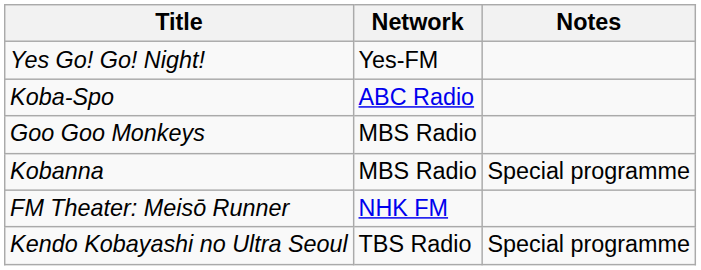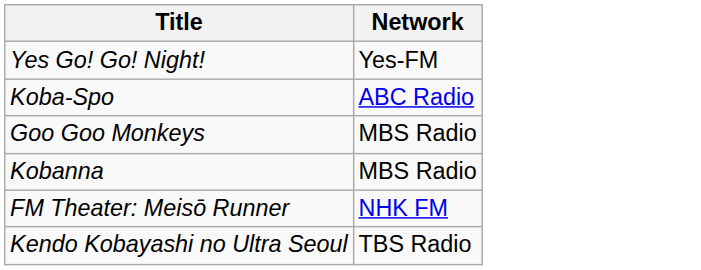- column: (589, 23)
